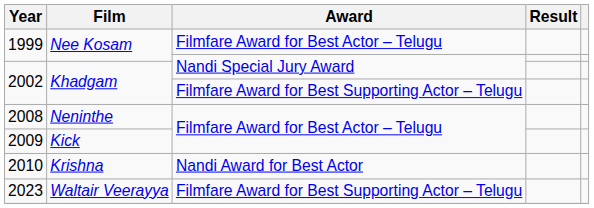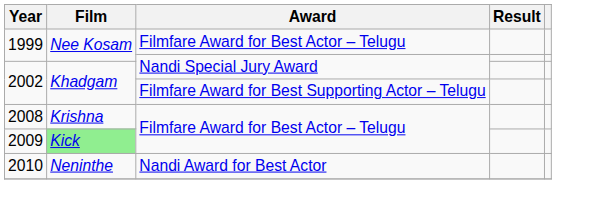(82, 116) Neninthe -> (77, 116) Krishna
(65, 141) no background -> (65, 141) lightgreen background
(77, 166) Krishna -> (82, 166) Neninthe
- row: (26, 191)
